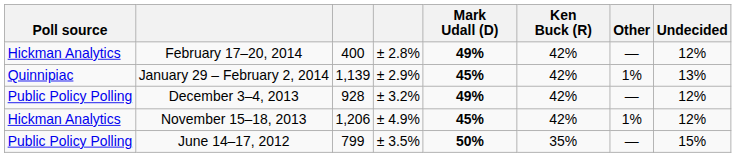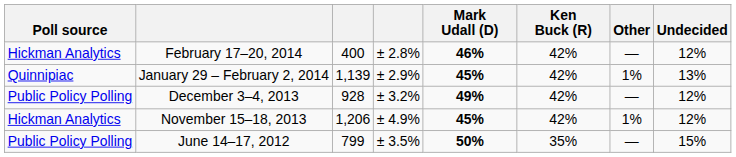(470, 53) 49% -> (470, 53) 46%
